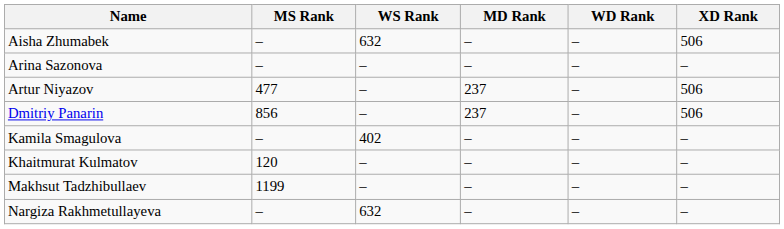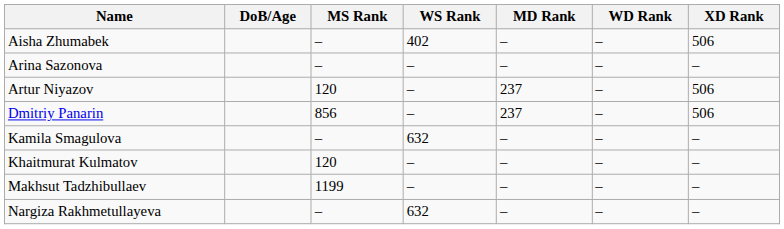+ column: (268, 16)
(370, 41) 632 -> (418, 41) 402
(266, 89) 477 -> (326, 89) 120
(370, 138) 402 -> (418, 138) 632
